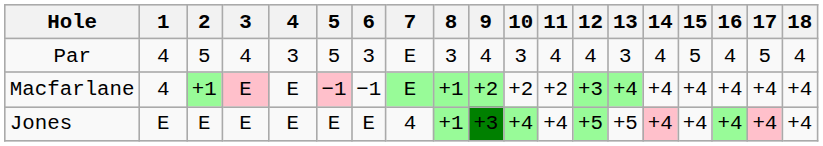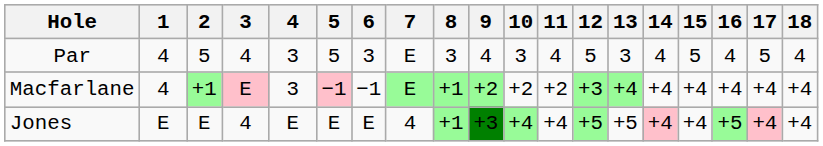(590, 56) 4 -> (590, 56) 5
(293, 90) E -> (293, 90) 3
(245, 123) E -> (245, 123) 4
(730, 123) +4 -> (730, 123) +5
